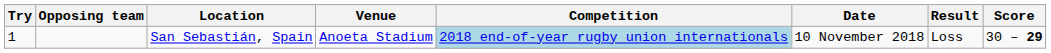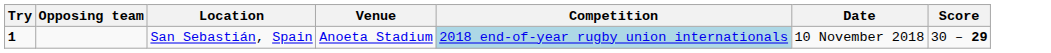- column: (955, 16)
(12, 38) normal -> (12, 38) bold
